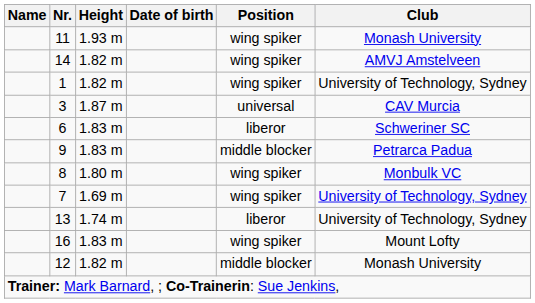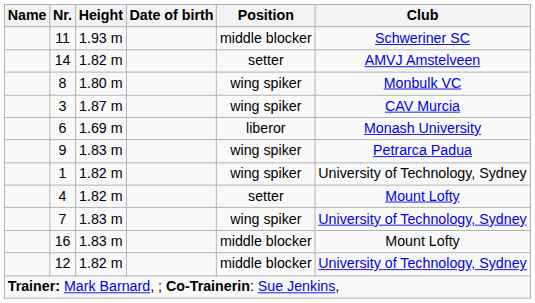(266, 38) wing spiker -> (266, 38) middle blocker
(423, 38) Monash University -> (423, 38) Schweriner SC
(266, 60) wing spiker -> (266, 60) setter
rows swapped: (63, 173) <-> (63, 83)
(266, 106) universal -> (266, 106) wing spiker
(101, 128) 1.83 m -> (101, 128) 1.69 m
(423, 128) Schweriner SC -> (423, 128) Monash University
(266, 151) middle blocker -> (266, 151) wing spiker
+ row: (63, 196)
(101, 196) 1.69 m -> (101, 219) 1.83 m
- row: (63, 219)
(266, 241) wing spiker -> (266, 241) middle blocker
(423, 264) Monash University -> (423, 264) University of Technology, Sydney
